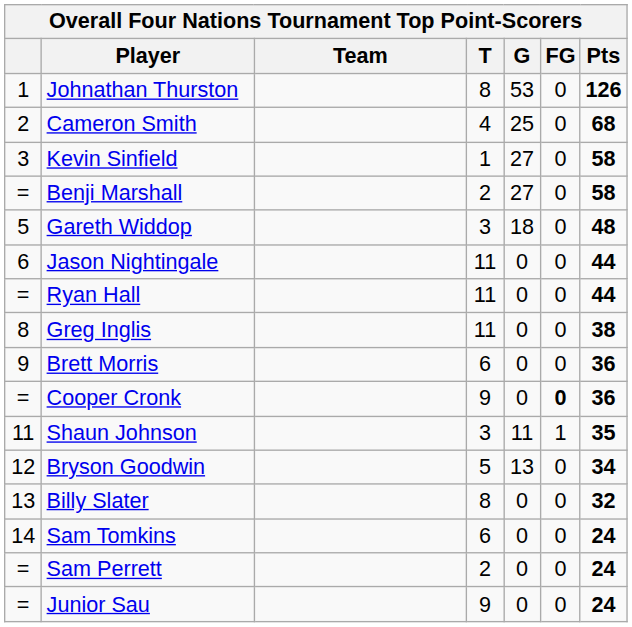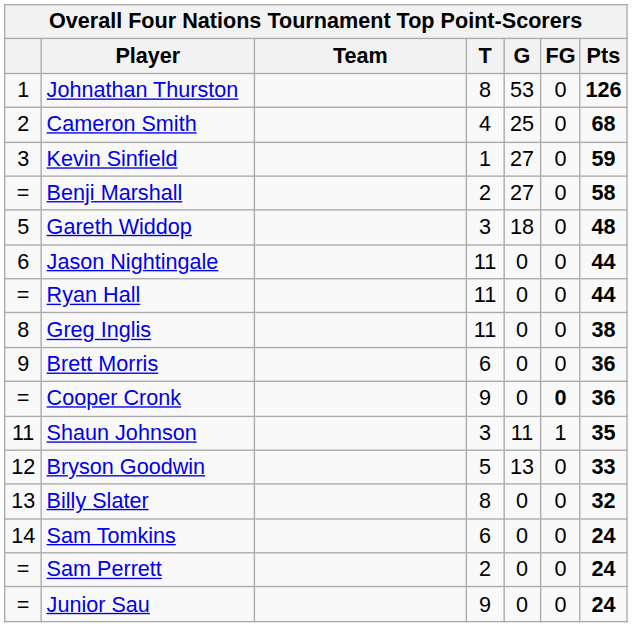(603, 158) 58 -> (603, 158) 59
(603, 466) 34 -> (603, 466) 33
